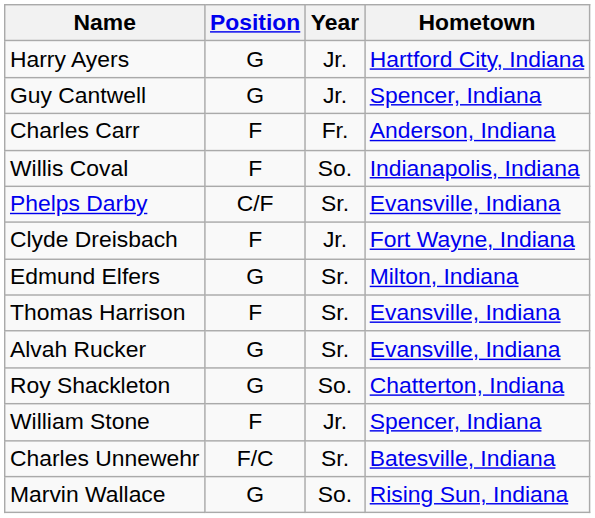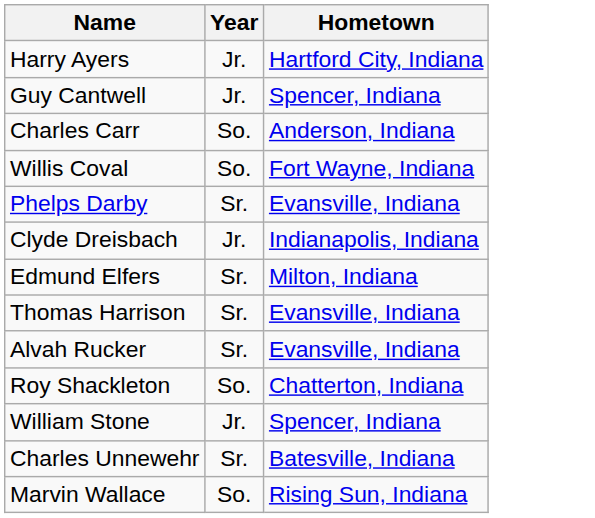- column: (255, 22)
(335, 131) Fr. -> (234, 131) So.
(475, 167) Indianapolis, Indiana -> (372, 167) Fort Wayne, Indiana
(472, 240) Fort Wayne, Indiana -> (374, 240) Indianapolis, Indiana
